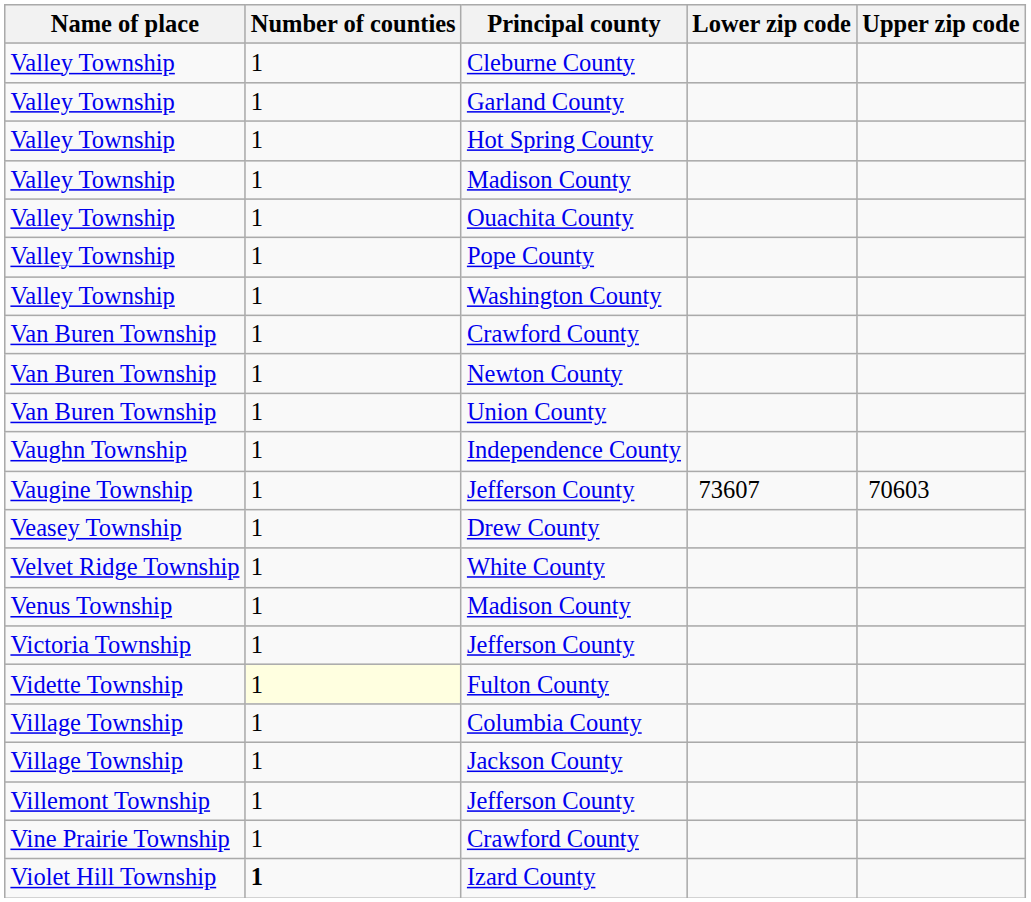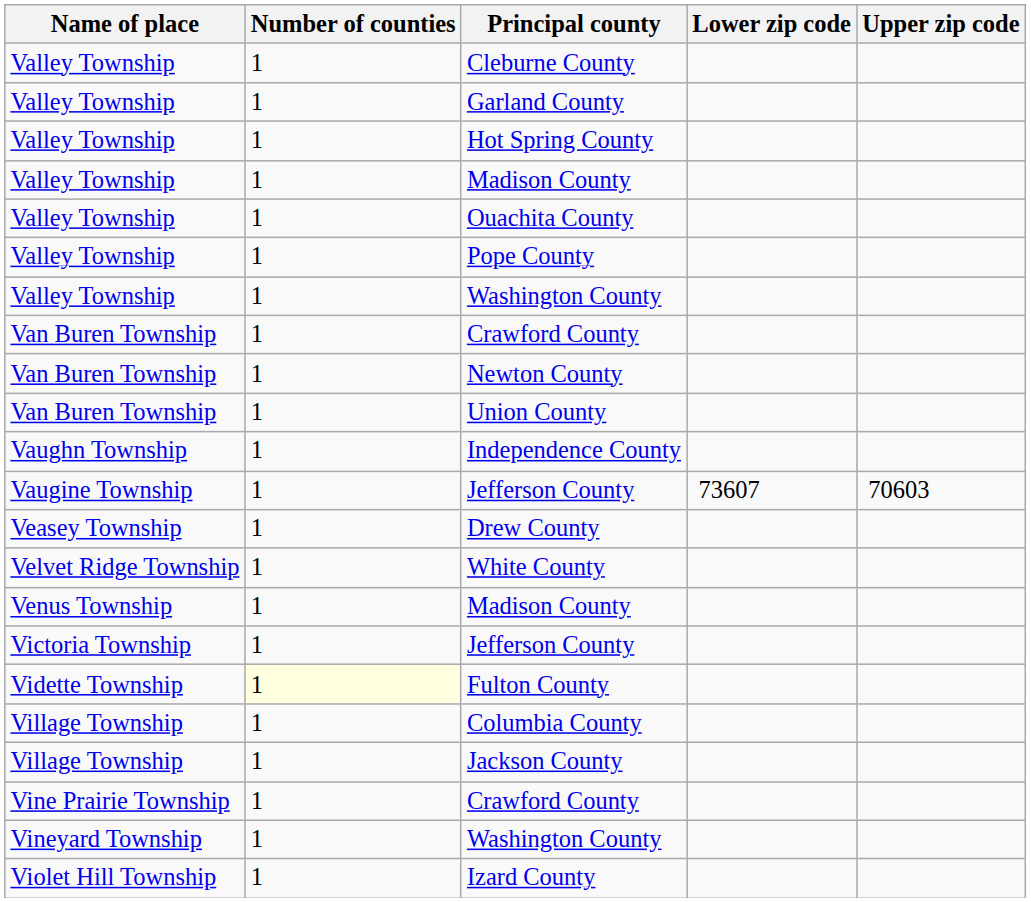- row: (110, 800)
+ row: (106, 839)
(257, 878) bold -> (257, 878) normal
